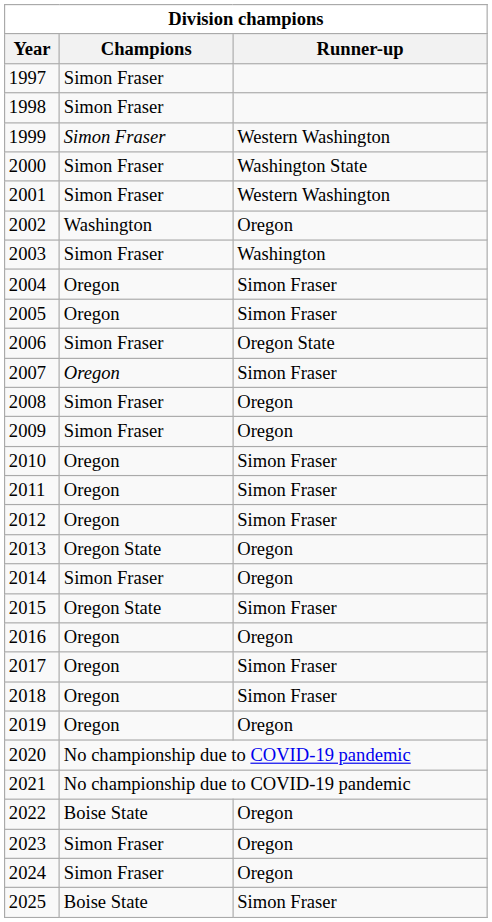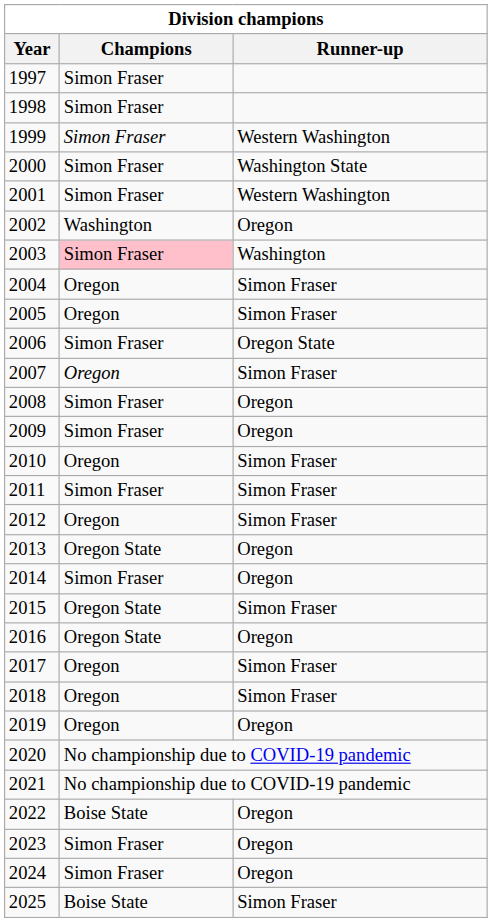(114, 254) no background -> (114, 254) pink background
(92, 490) Oregon -> (114, 490) Simon Fraser
(92, 637) Oregon -> (113, 637) Oregon State
